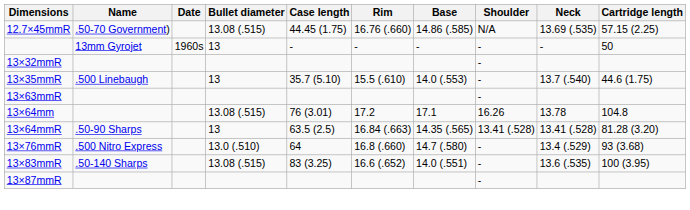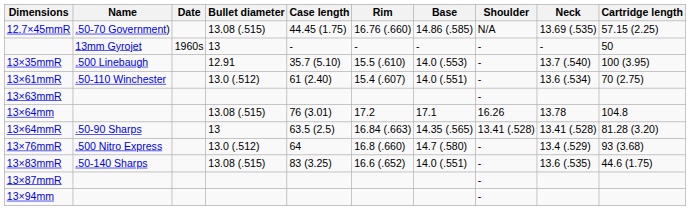- row: (34, 63)
(214, 79) 13 -> (222, 63) 12.91
(627, 79) 44.6 (1.75) -> (626, 63) 100 (3.95)
+ row: (34, 79)
(234, 146) 13.0 (.510) -> (234, 146) 13.0 (.512)
(626, 163) 100 (3.95) -> (627, 163) 44.6 (1.75)
+ row: (30, 197)
